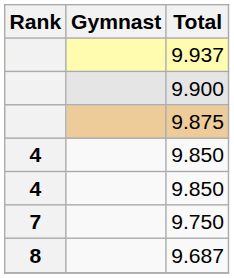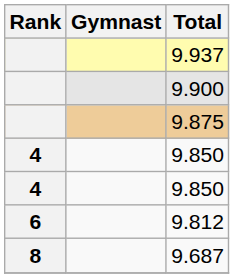+ row: (35, 222)
- row: (35, 222)
